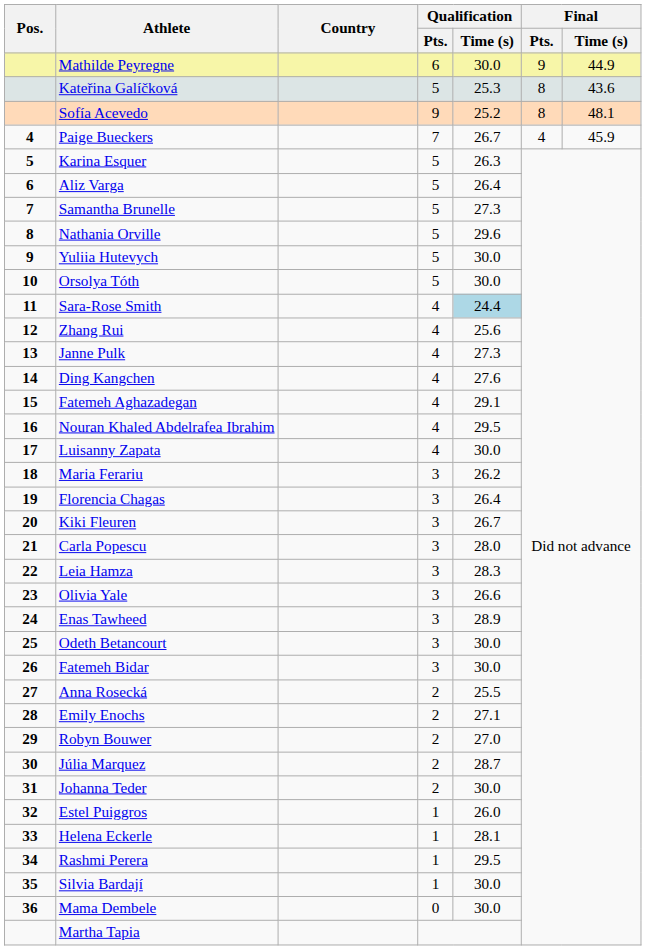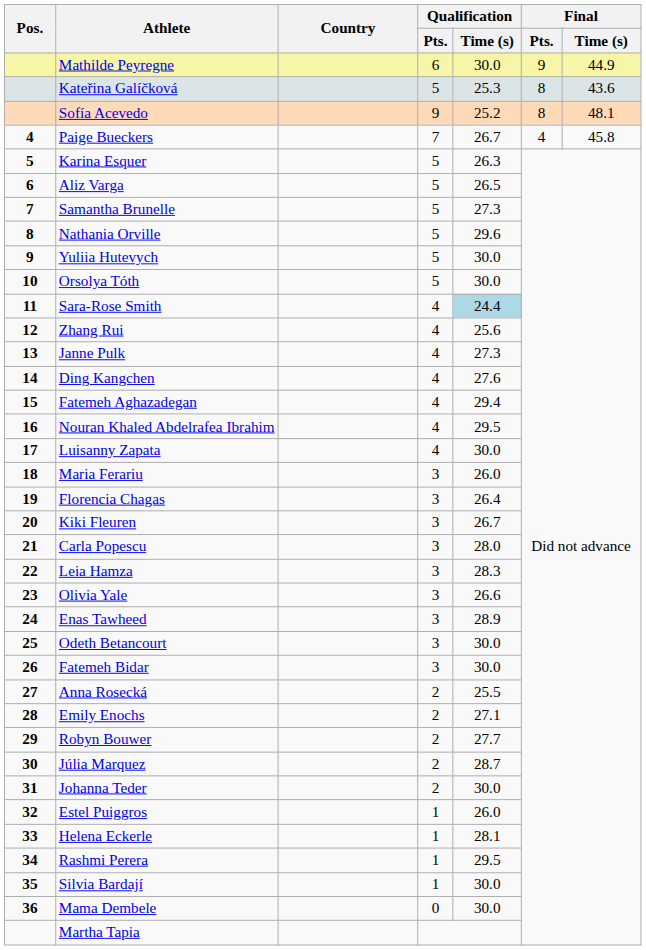(601, 137) 45.9 -> (601, 137) 45.8
(487, 185) 26.4 -> (487, 185) 26.5
(487, 402) 29.1 -> (487, 402) 29.4
(487, 474) 26.2 -> (487, 474) 26.0
(487, 739) 27.0 -> (487, 739) 27.7
